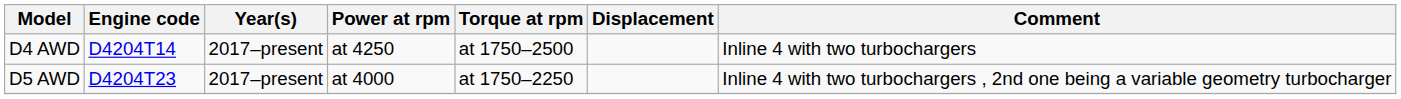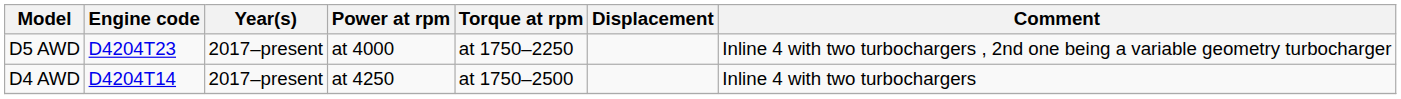rows swapped: (44, 49) <-> (44, 78)
